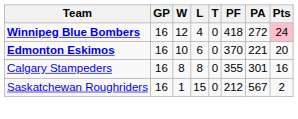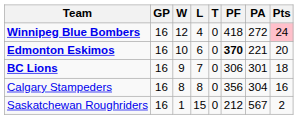(233, 50) normal -> (233, 50) bold
+ row: (32, 68)
(233, 68) 355 -> (233, 87) 356
(258, 68) 301 -> (258, 87) 304
